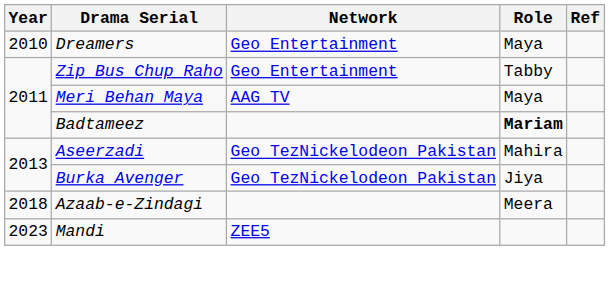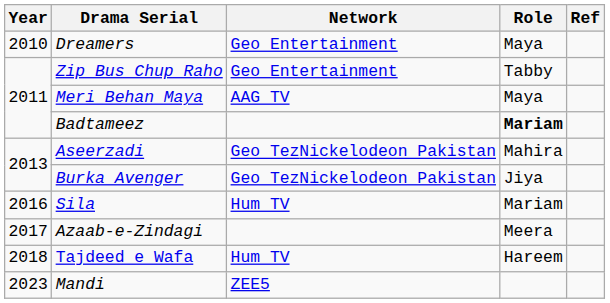+ row: (75, 205)
(28, 205) 2018 -> (28, 232) 2017
+ row: (124, 258)
